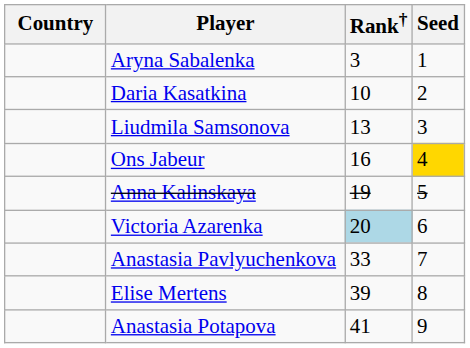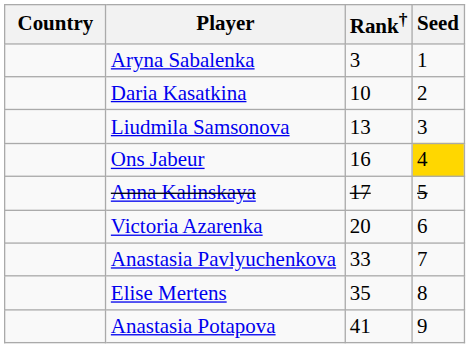(360, 192) 19 -> (360, 192) 17
(360, 226) lightblue background -> (360, 226) no background
(360, 292) 39 -> (360, 292) 35
